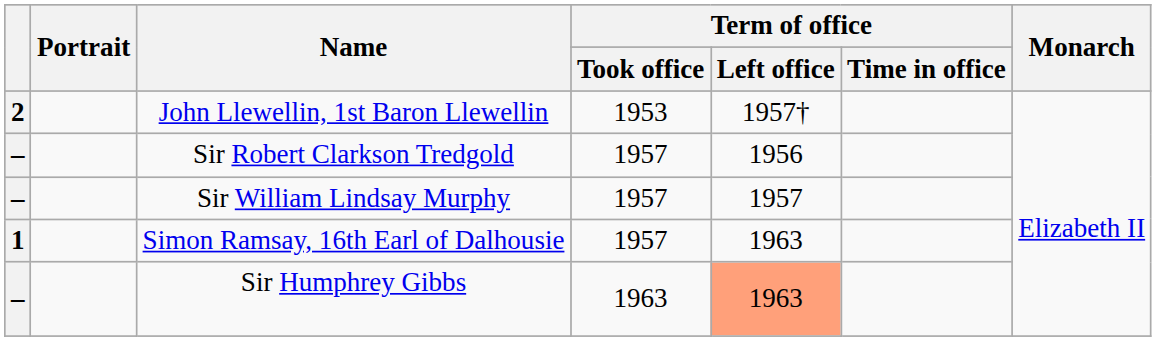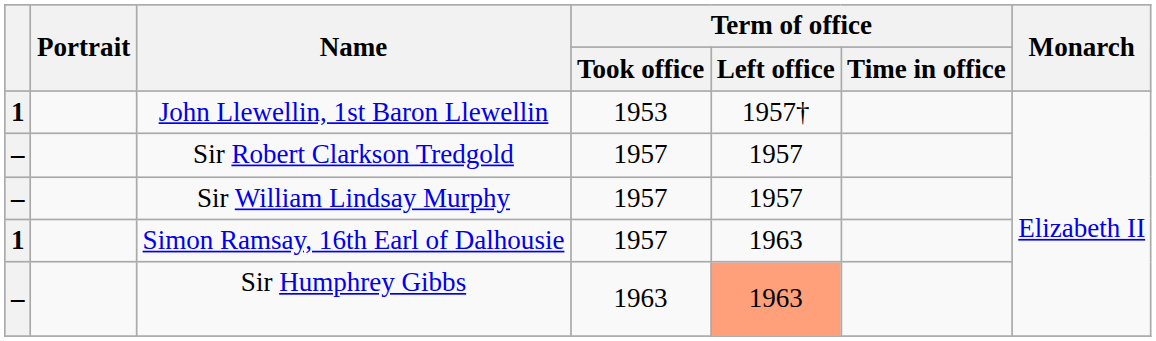(18, 111) 2 -> (18, 111) 1
(776, 154) 1956 -> (776, 154) 1957
